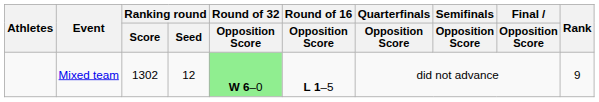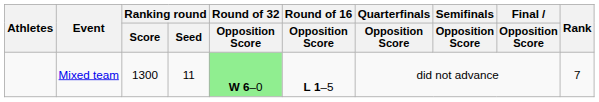(145, 75) 1302 -> (145, 75) 1300
(189, 75) 12 -> (189, 75) 11
(577, 75) 9 -> (577, 75) 7
